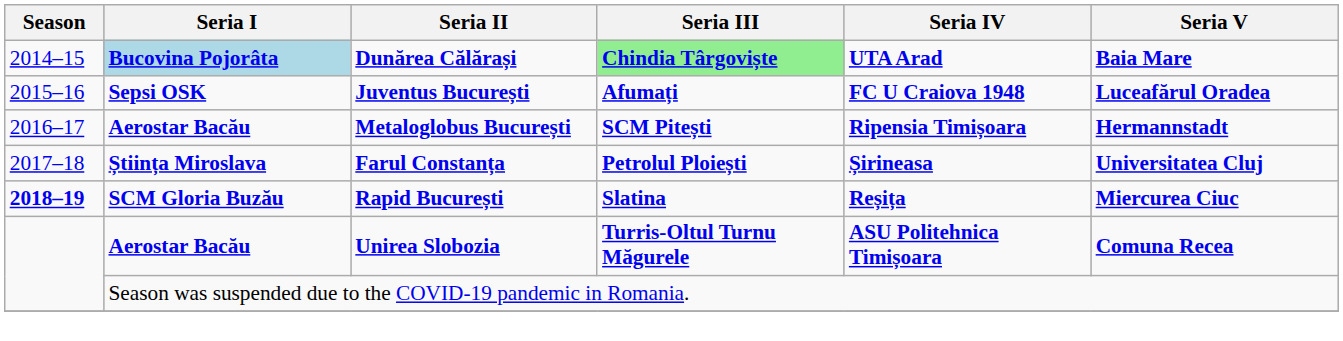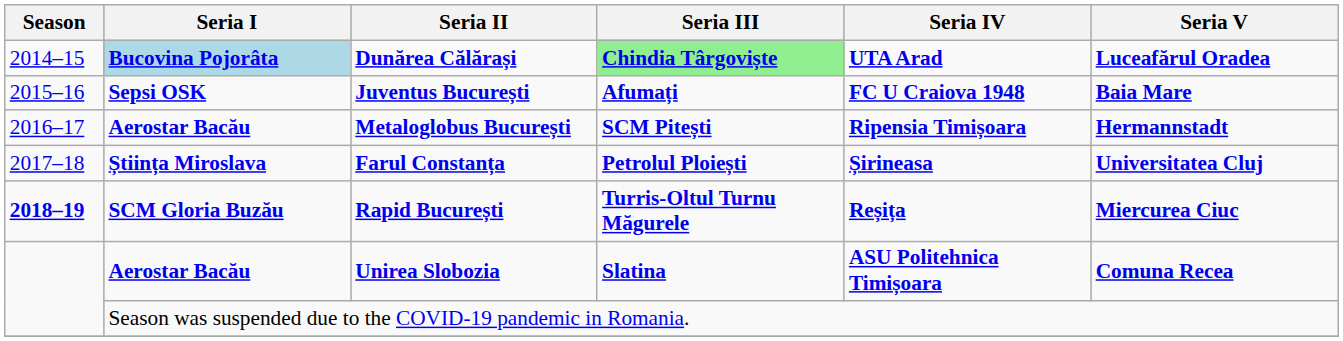(1144, 57) Baia Mare -> (1183, 57) Luceafărul Oradea
(1183, 92) Luceafărul Oradea -> (1144, 92) Baia Mare
(634, 198) Slatina -> (689, 210) Turris-Oltul Turnu Măgurele
(689, 245) Turris-Oltul Turnu Măgurele -> (634, 271) Slatina
